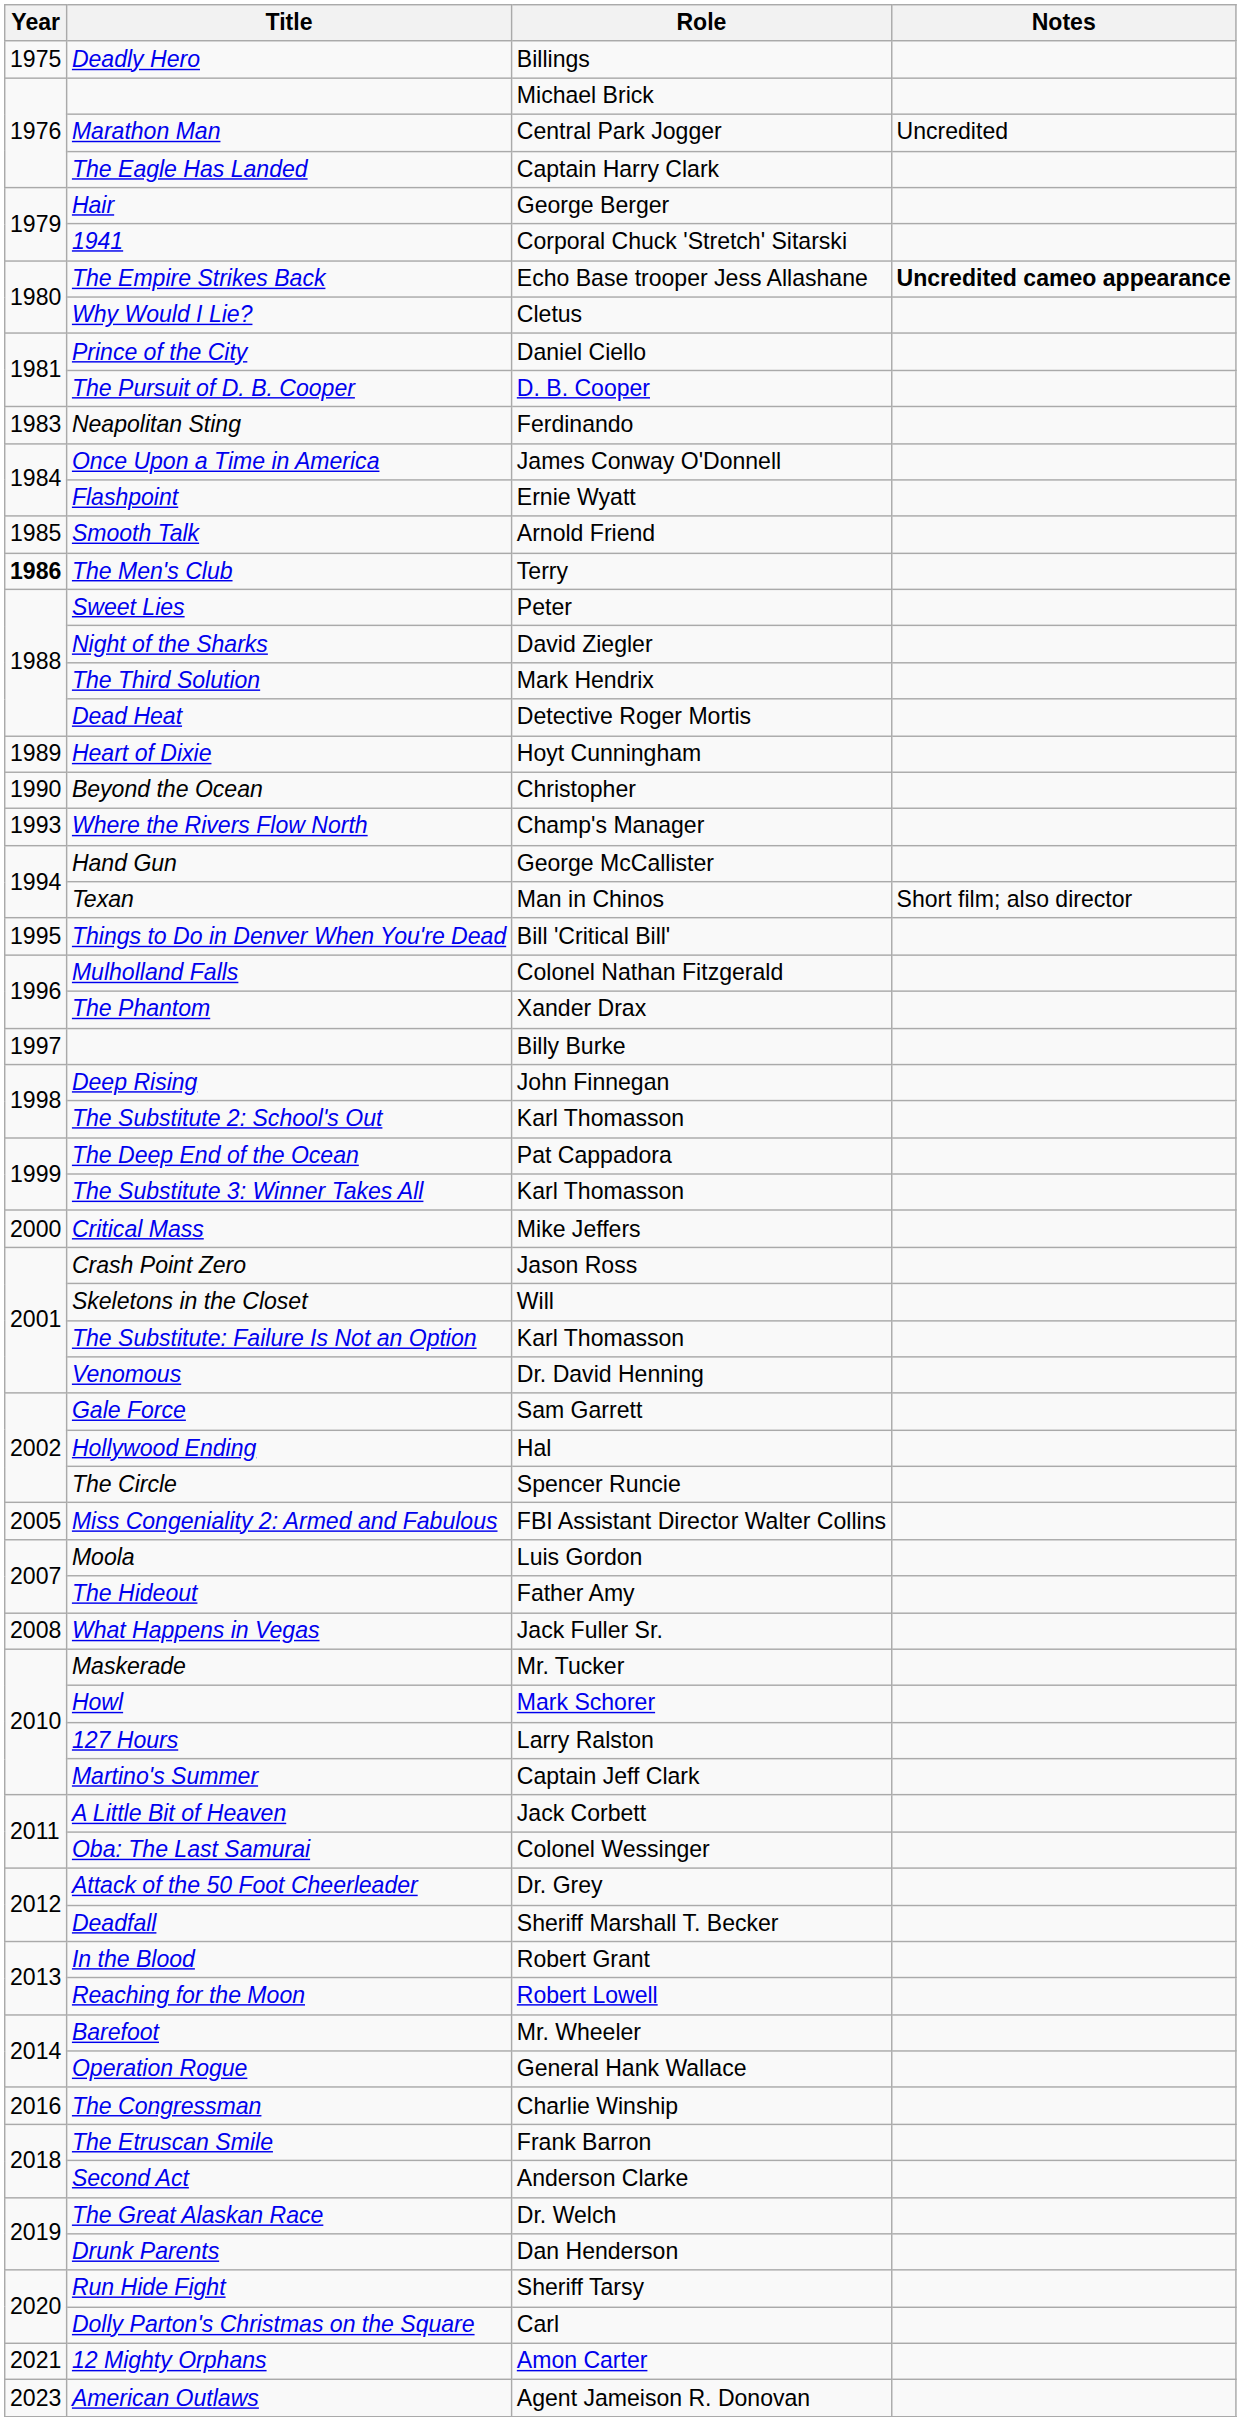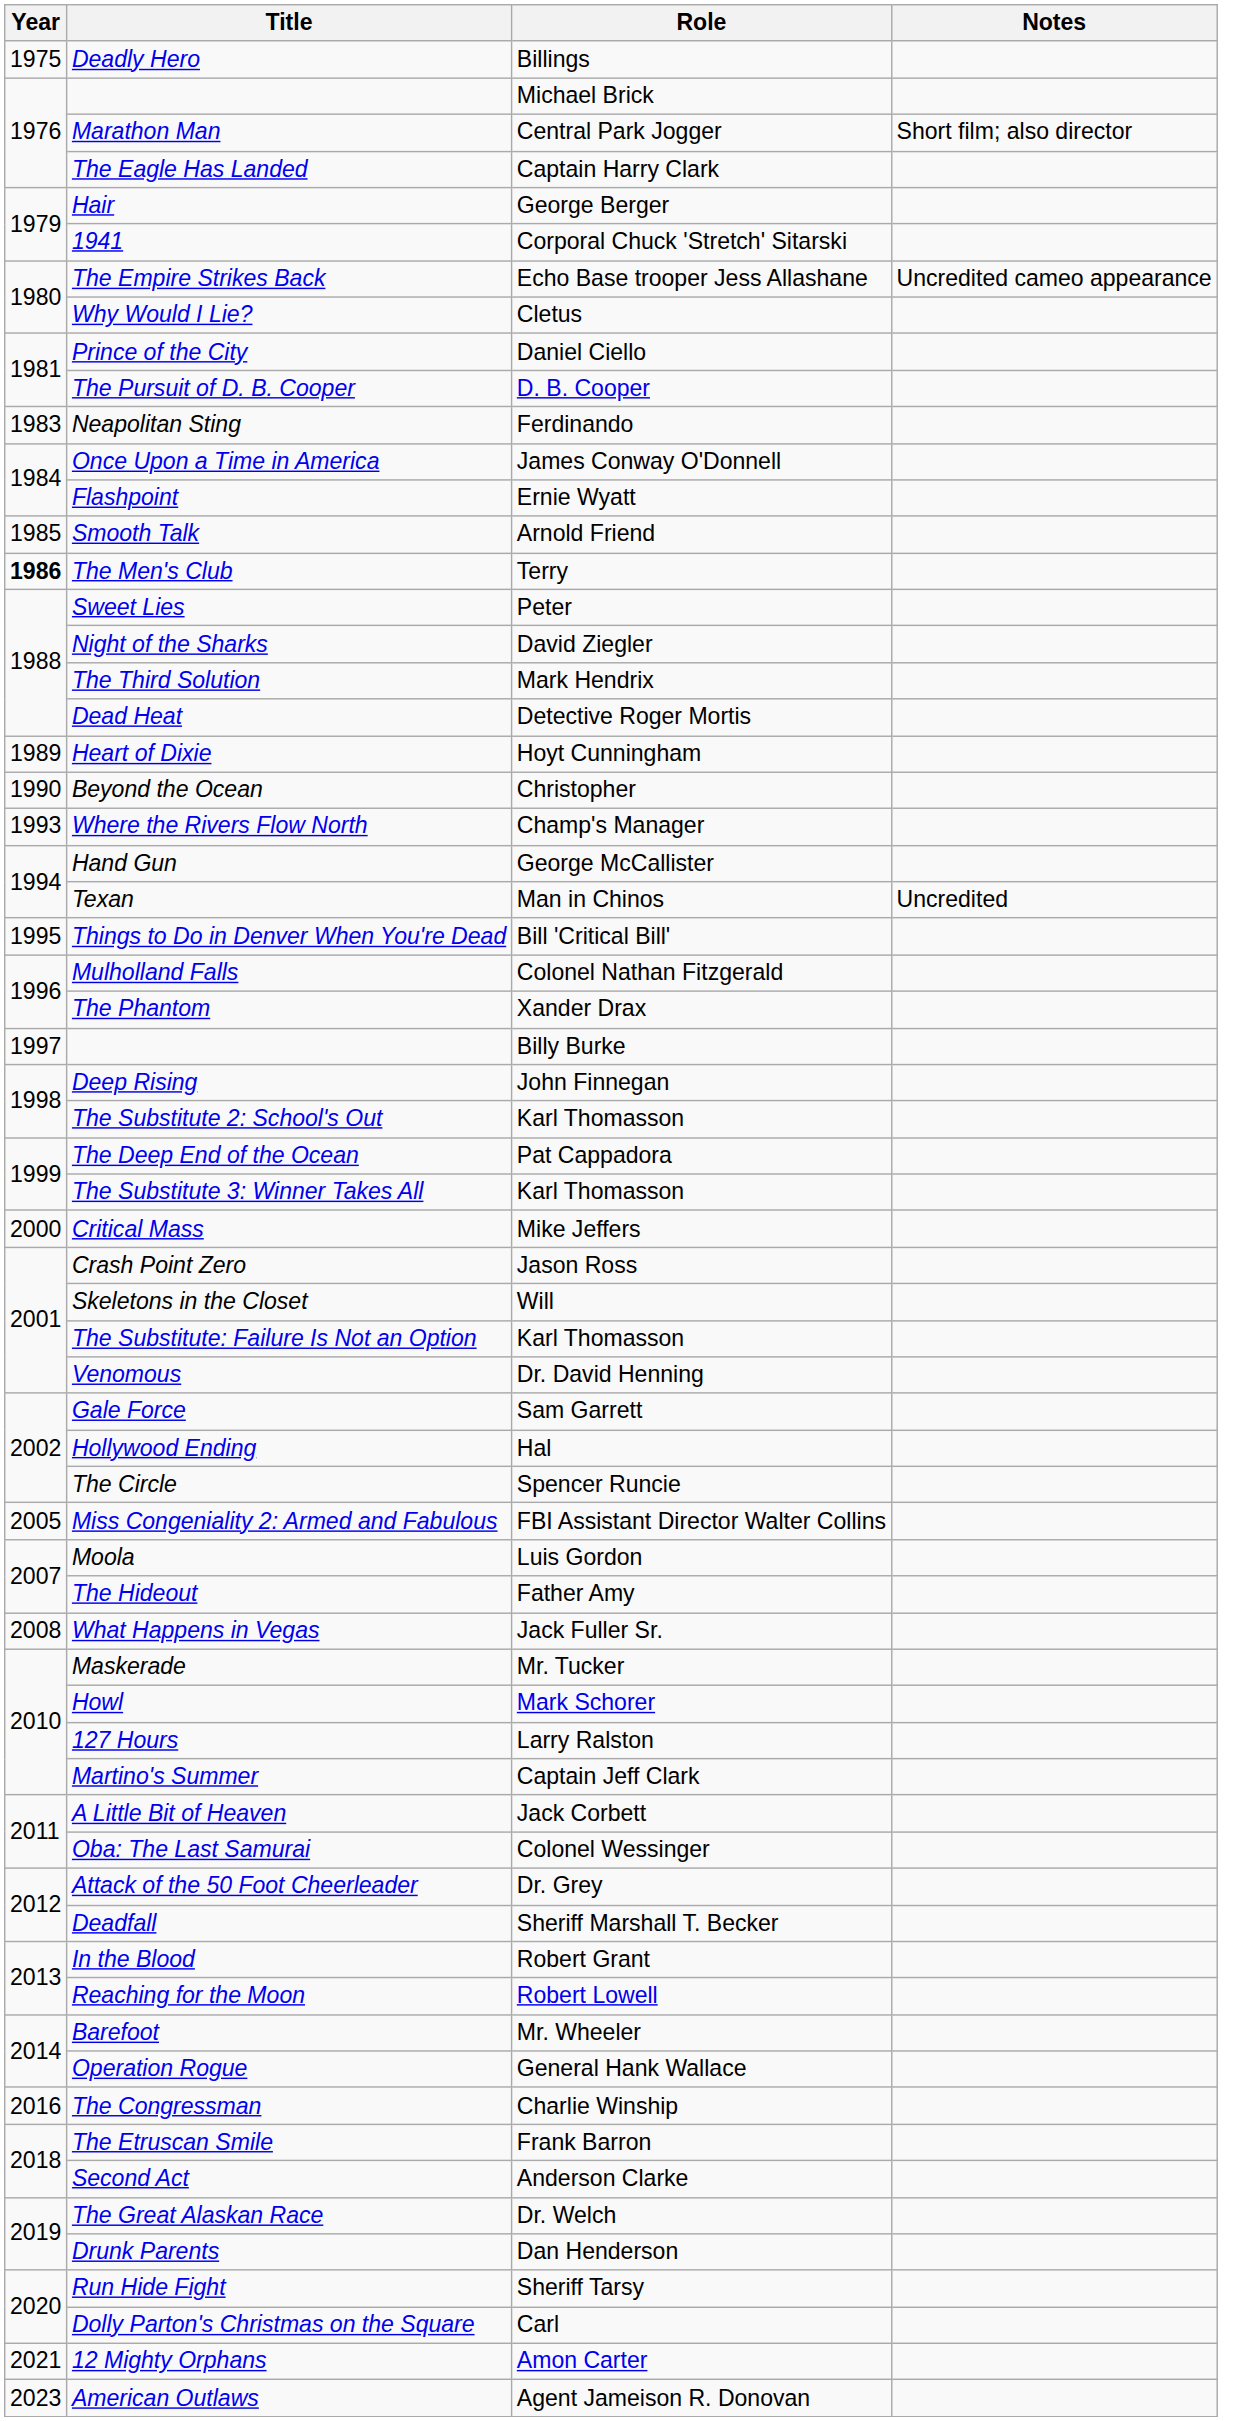(952, 132) Uncredited -> (1014, 132) Short film; also director
(1064, 278) bold -> (1054, 278) normal
(1014, 899) Short film; also director -> (952, 899) Uncredited
